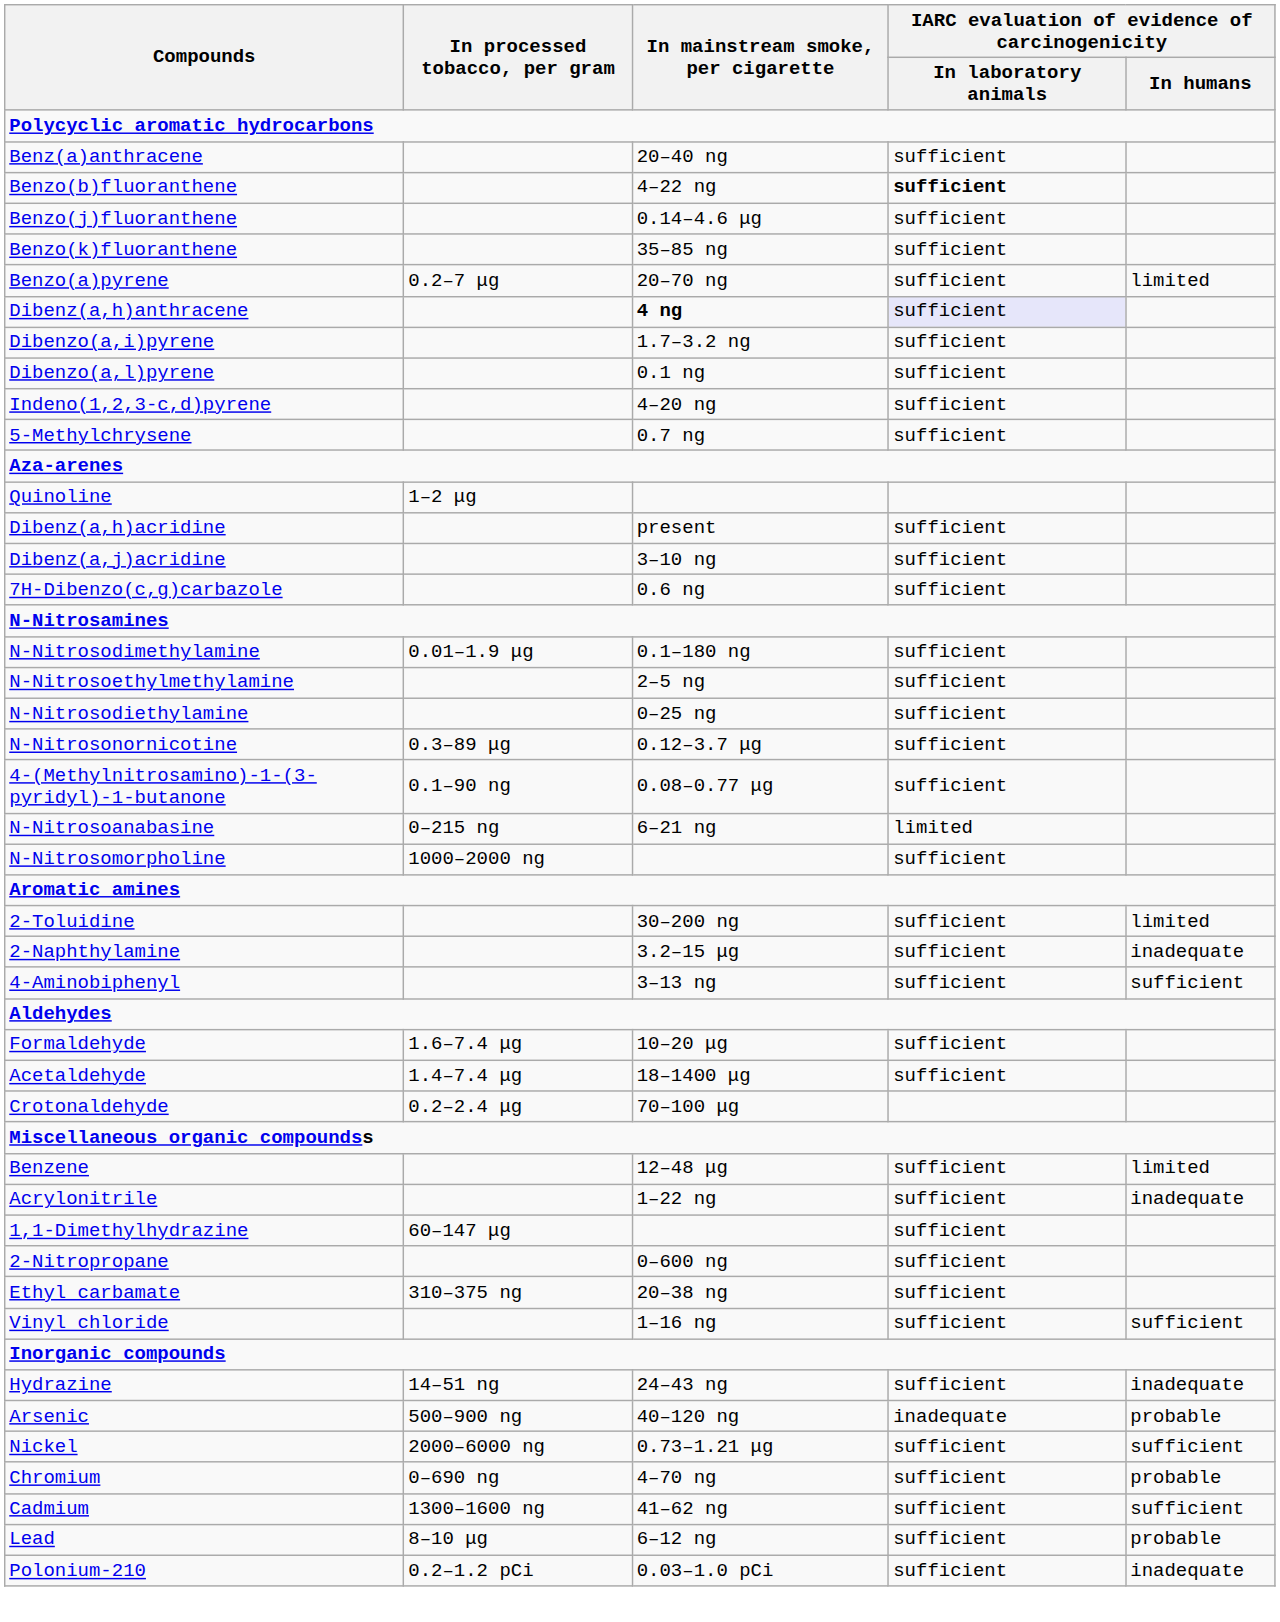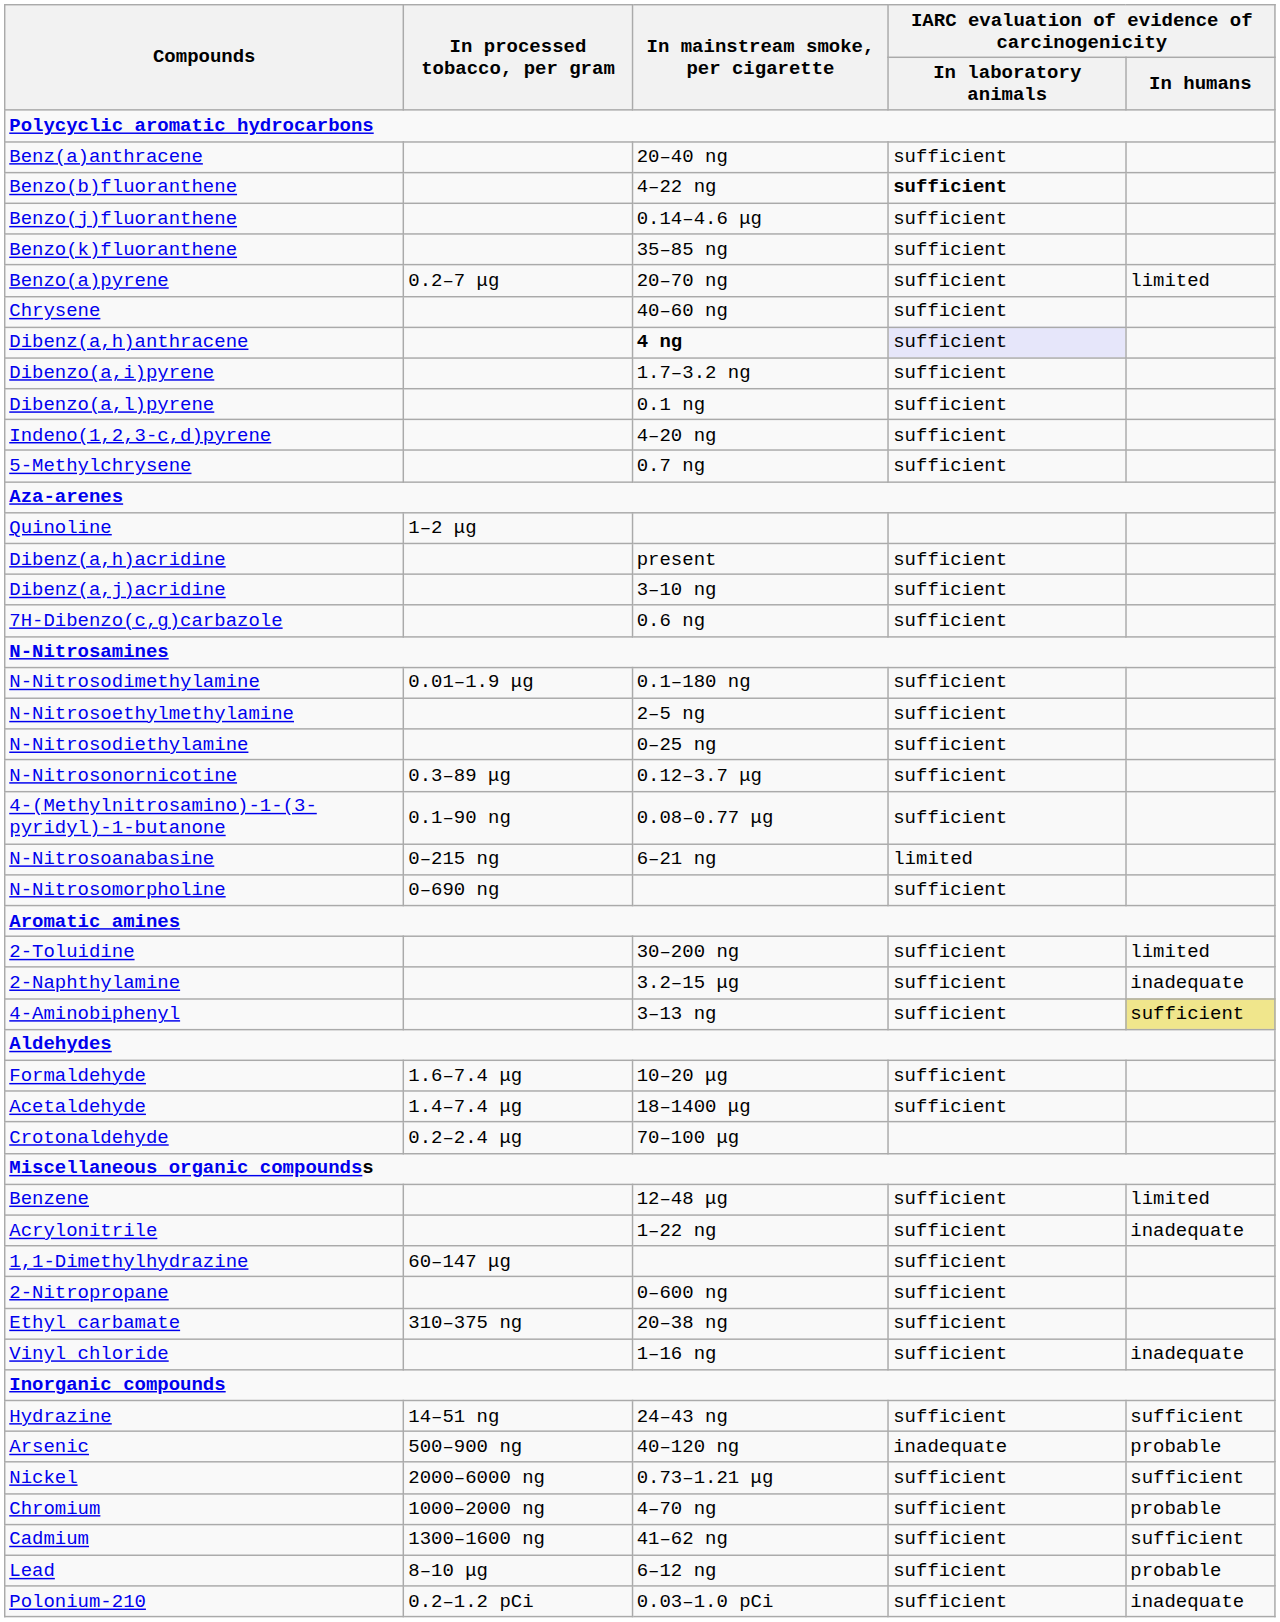+ row: (55, 311)
(477, 859) 1000–2000 ng -> (454, 890) 0–690 ng
(1187, 983) no background -> (1187, 1014) khaki background
(1187, 1323) sufficient -> (1187, 1354) inadequate
(1187, 1385) inadequate -> (1187, 1416) sufficient
(454, 1478) 0–690 ng -> (477, 1509) 1000–2000 ng
